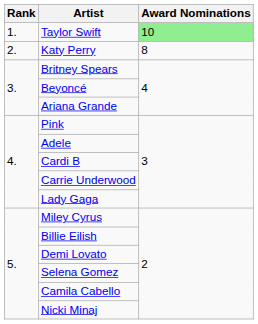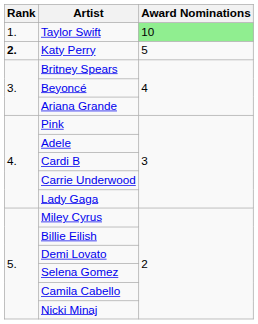(12, 50) normal -> (12, 50) bold
(144, 50) 8 -> (144, 50) 5
